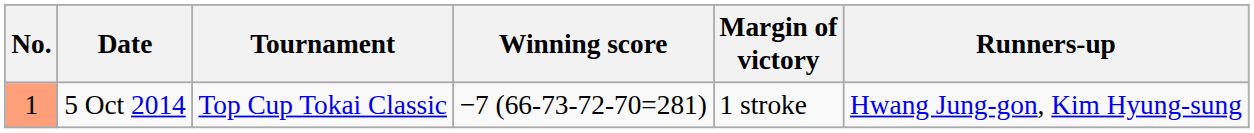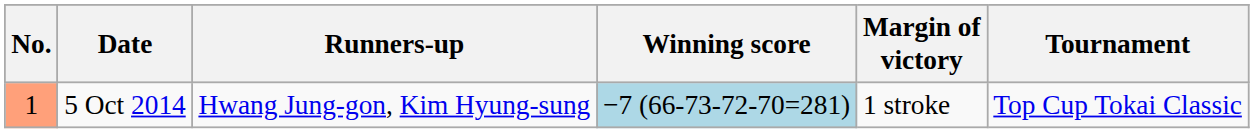columns swapped: (323, 43) <-> (1046, 43)
(583, 104) no background -> (727, 104) lightblue background
